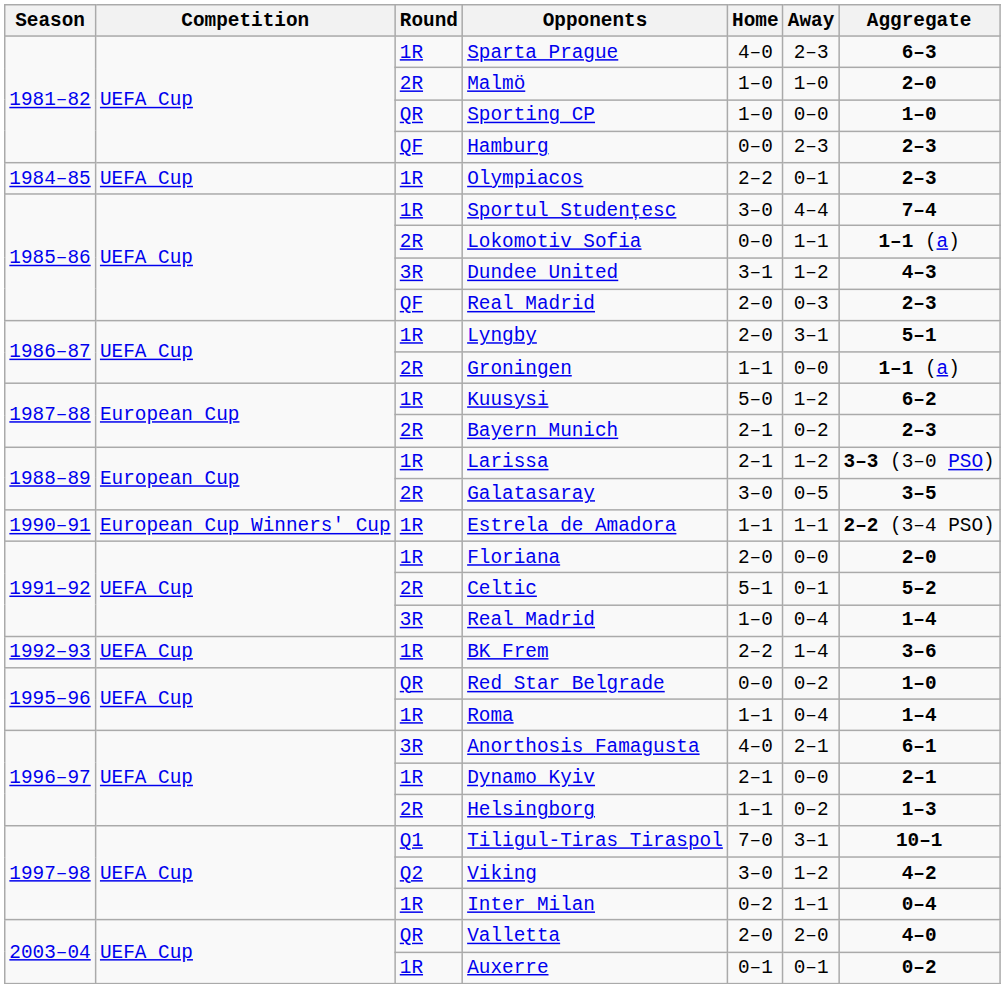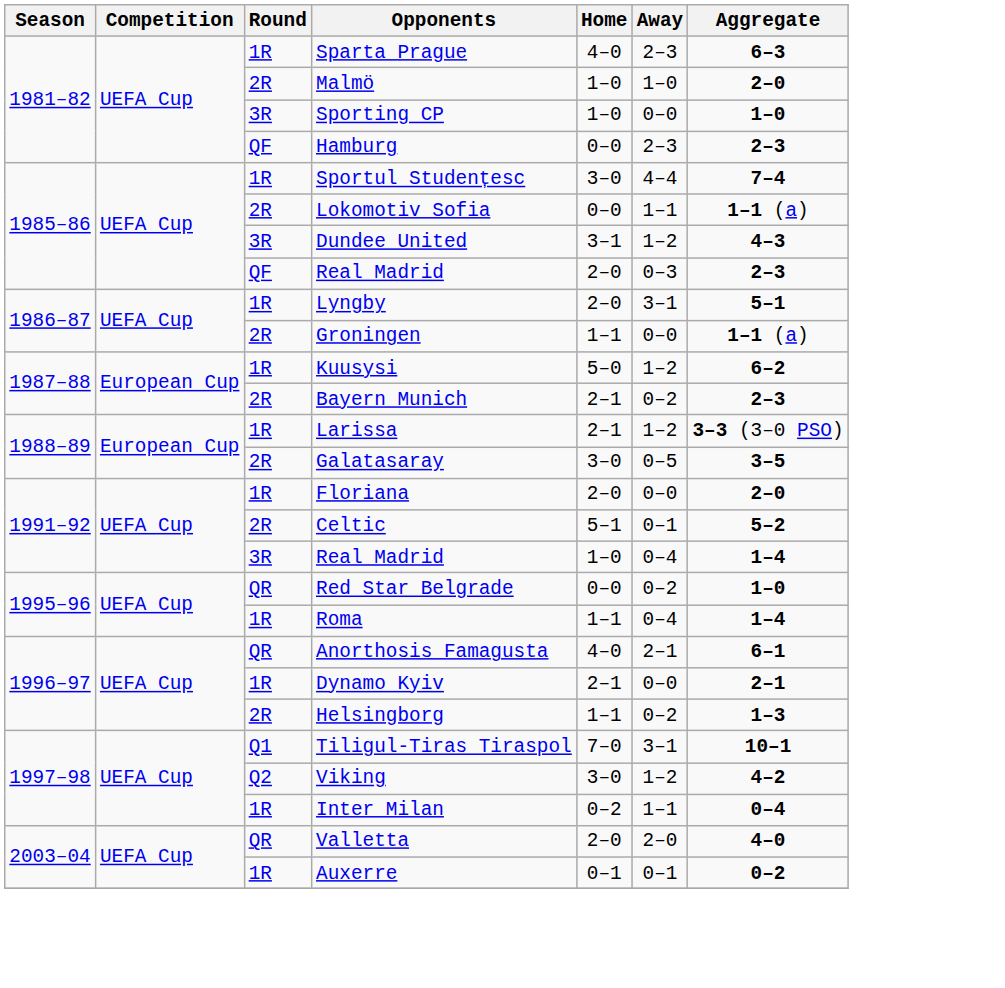(411, 115) QR -> (260, 115) 3R
- row: (50, 178)
- row: (50, 526)
- row: (50, 652)
(411, 747) 3R -> (260, 652) QR
